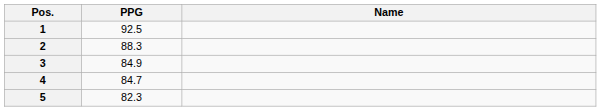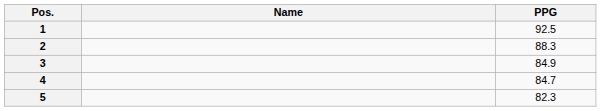columns swapped: (389, 13) <-> (132, 13)
